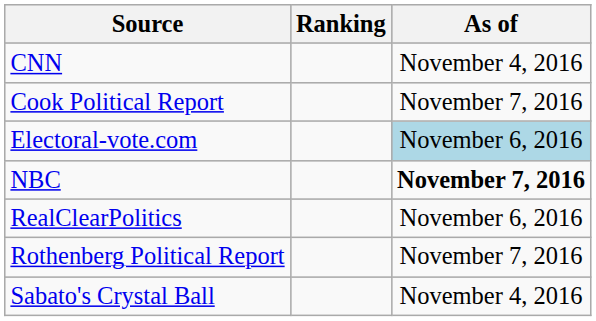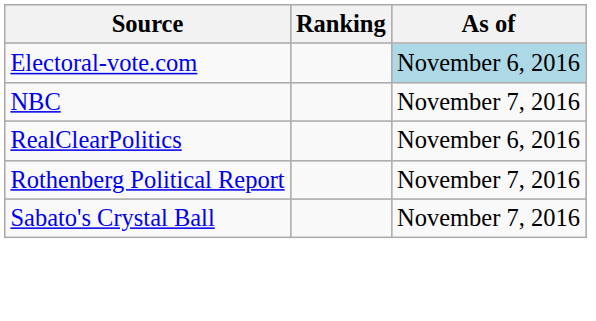- row: (36, 62)
- row: (117, 101)
(491, 179) bold -> (488, 101) normal
(491, 295) November 4, 2016 -> (488, 218) November 7, 2016
